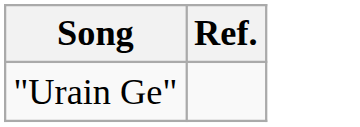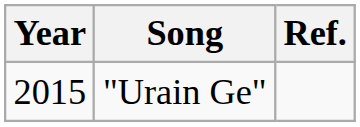+ column: (50, 33)
